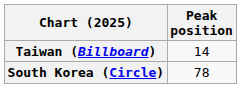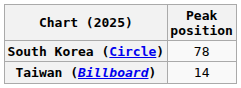rows swapped: (86, 72) <-> (86, 51)
